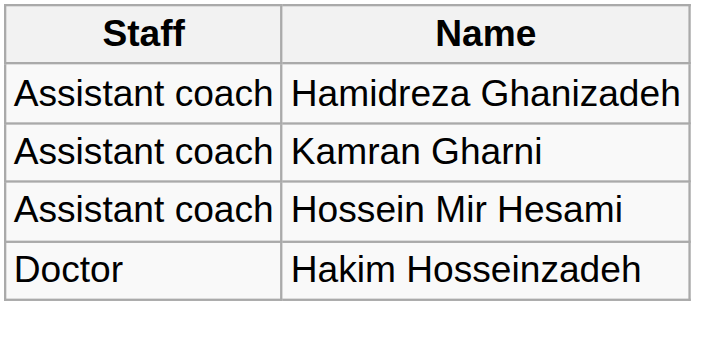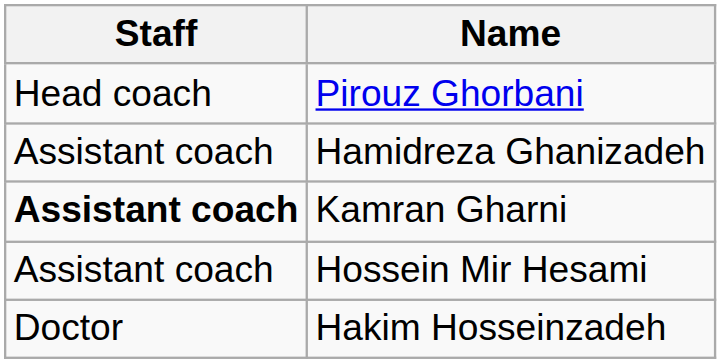+ row: (450, 92)
(144, 151) normal -> (156, 210) bold
